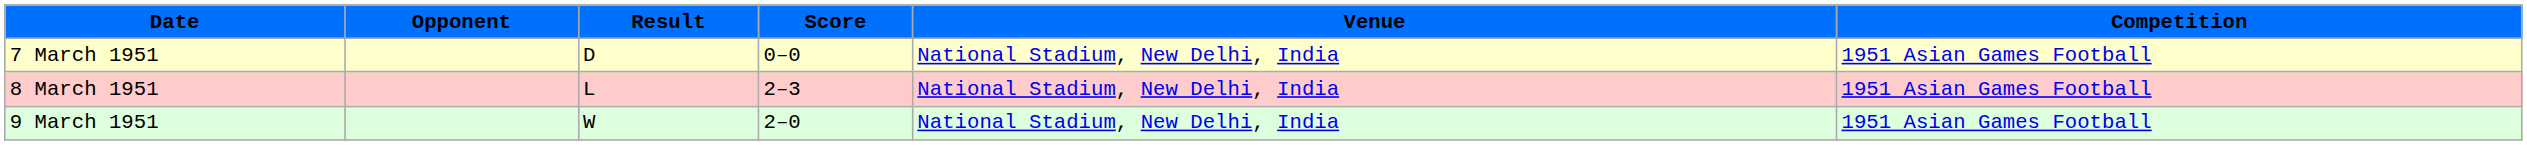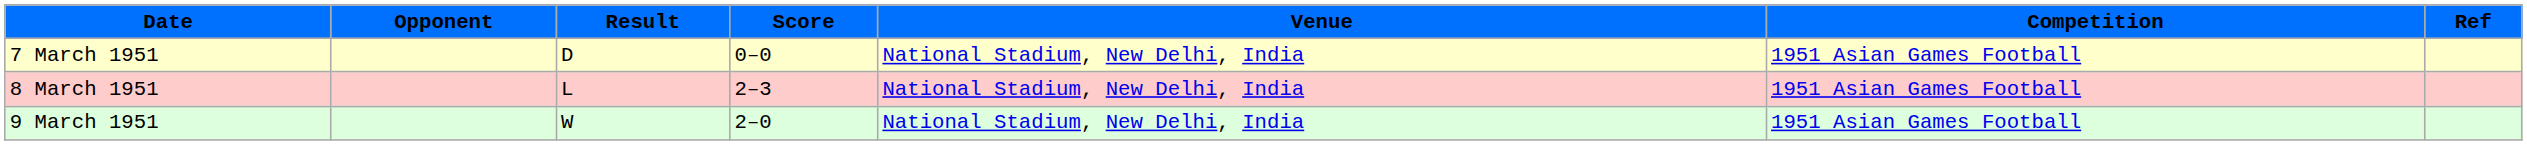+ column: (2473, 22)
